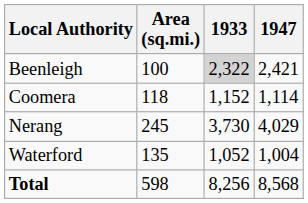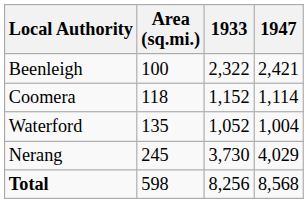(229, 68) lightgrey background -> (229, 68) no background
rows swapped: (36, 126) <-> (46, 155)
